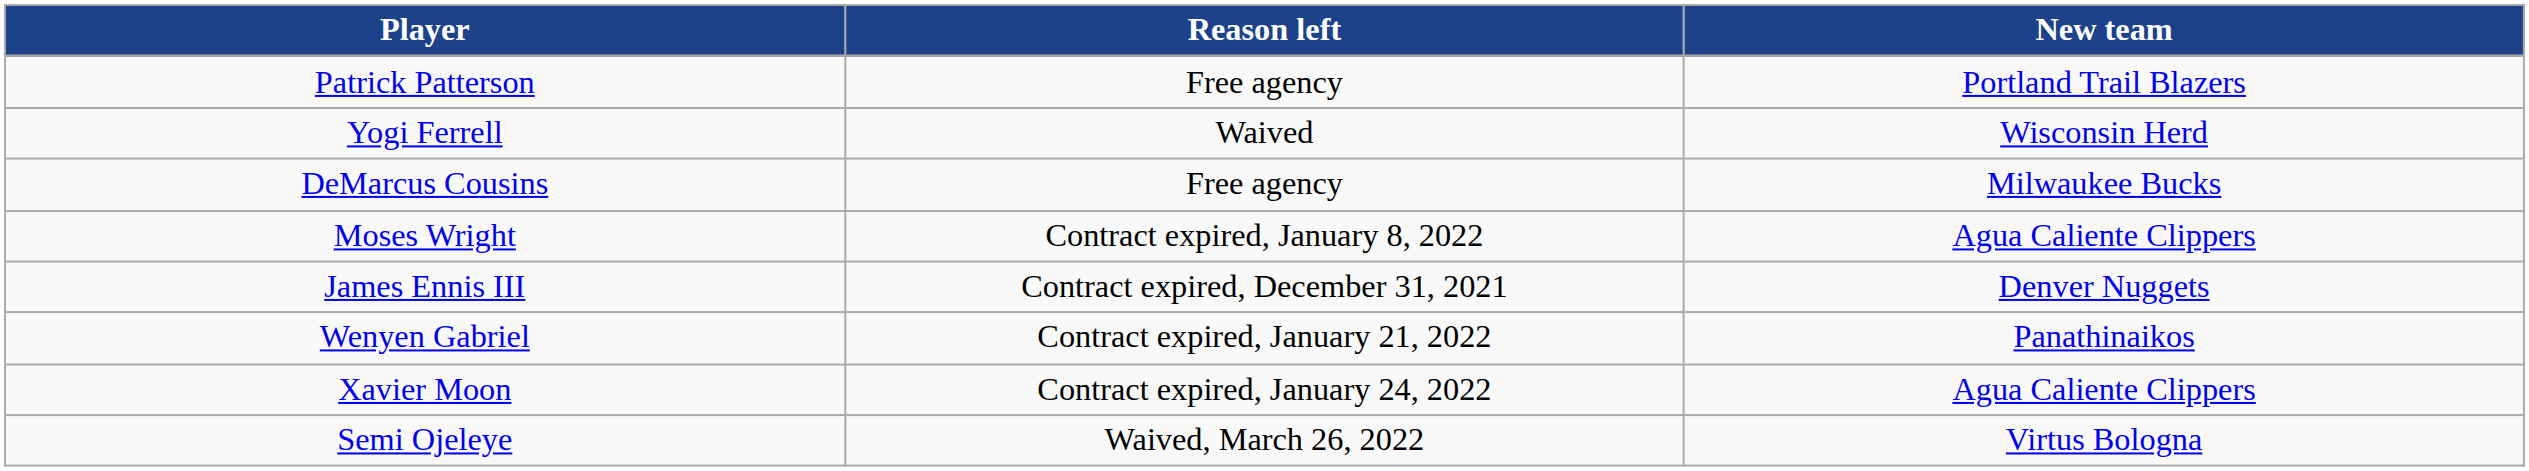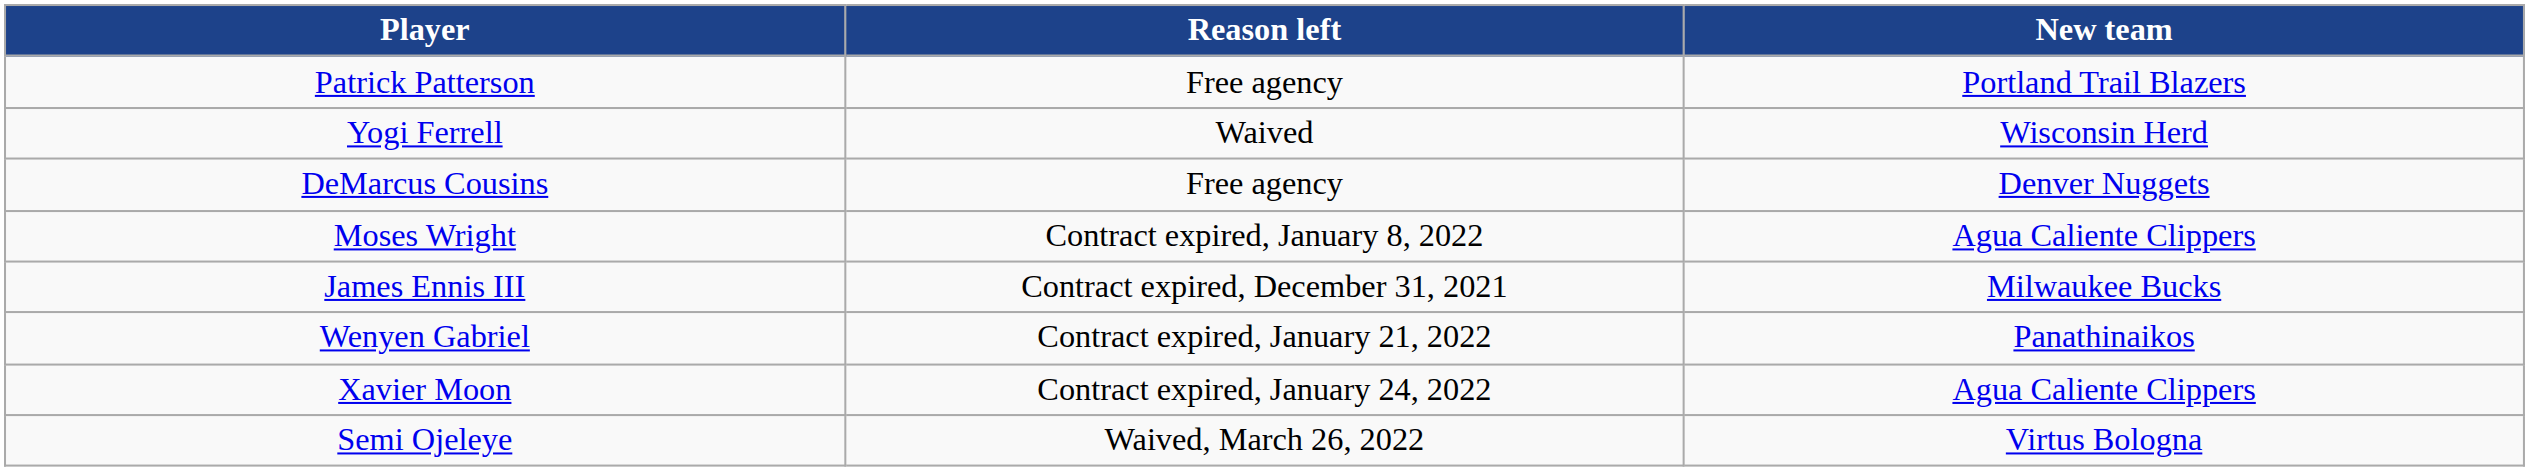(2104, 183) Milwaukee Bucks -> (2104, 183) Denver Nuggets
(2104, 286) Denver Nuggets -> (2104, 286) Milwaukee Bucks
